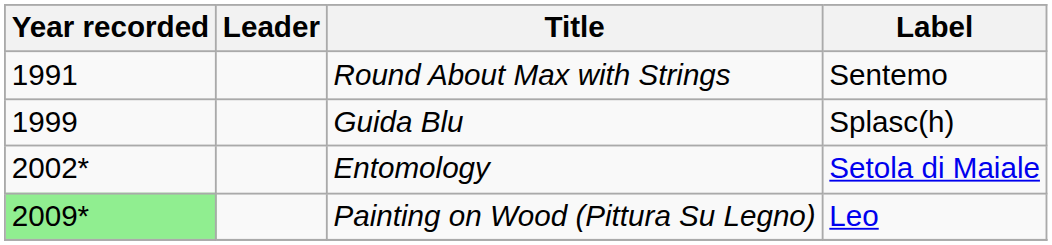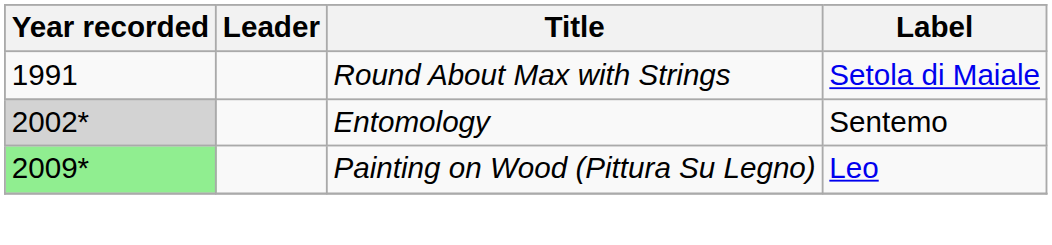(889, 74) Sentemo -> (935, 74) Setola di Maiale
- row: (399, 121)
(50, 168) no background -> (50, 121) lightgrey background
(935, 168) Setola di Maiale -> (889, 121) Sentemo
